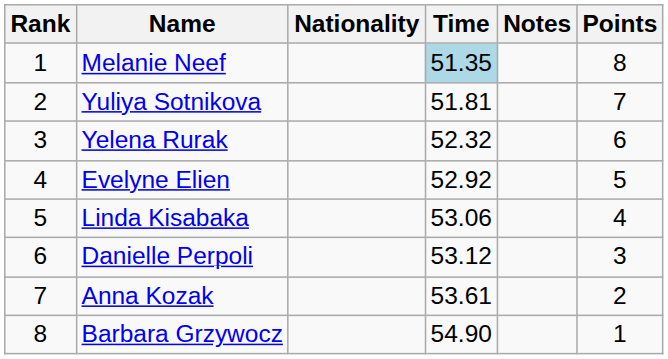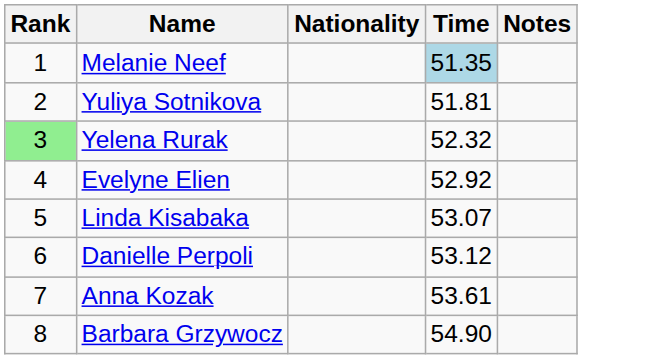- column: (620, 23)
(40, 140) no background -> (40, 140) lightgreen background
(461, 218) 53.06 -> (461, 218) 53.07
